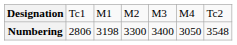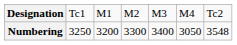(80, 31) 2806 -> (80, 31) 3250
(107, 31) 3198 -> (107, 31) 3200
